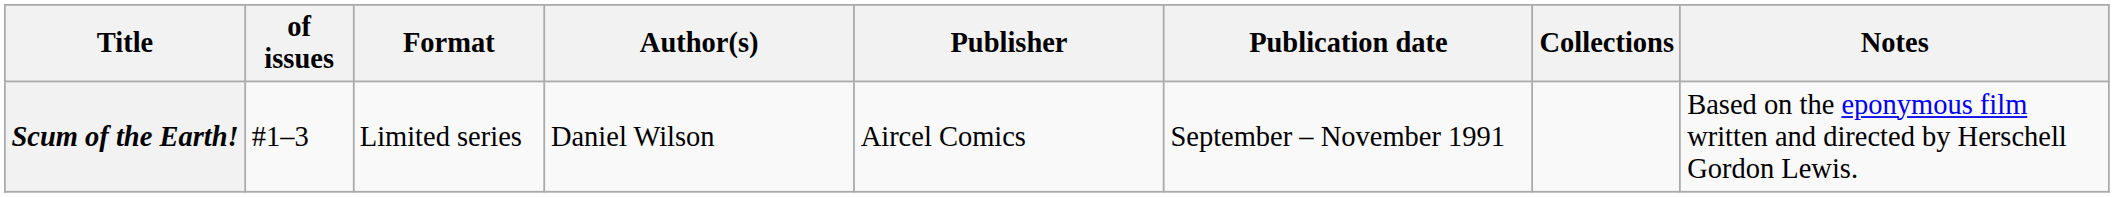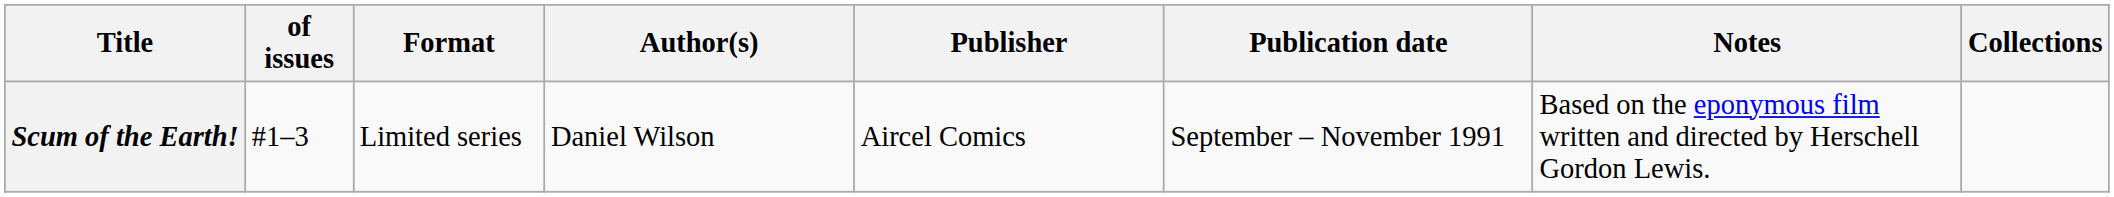columns swapped: (1895, 43) <-> (1607, 43)
